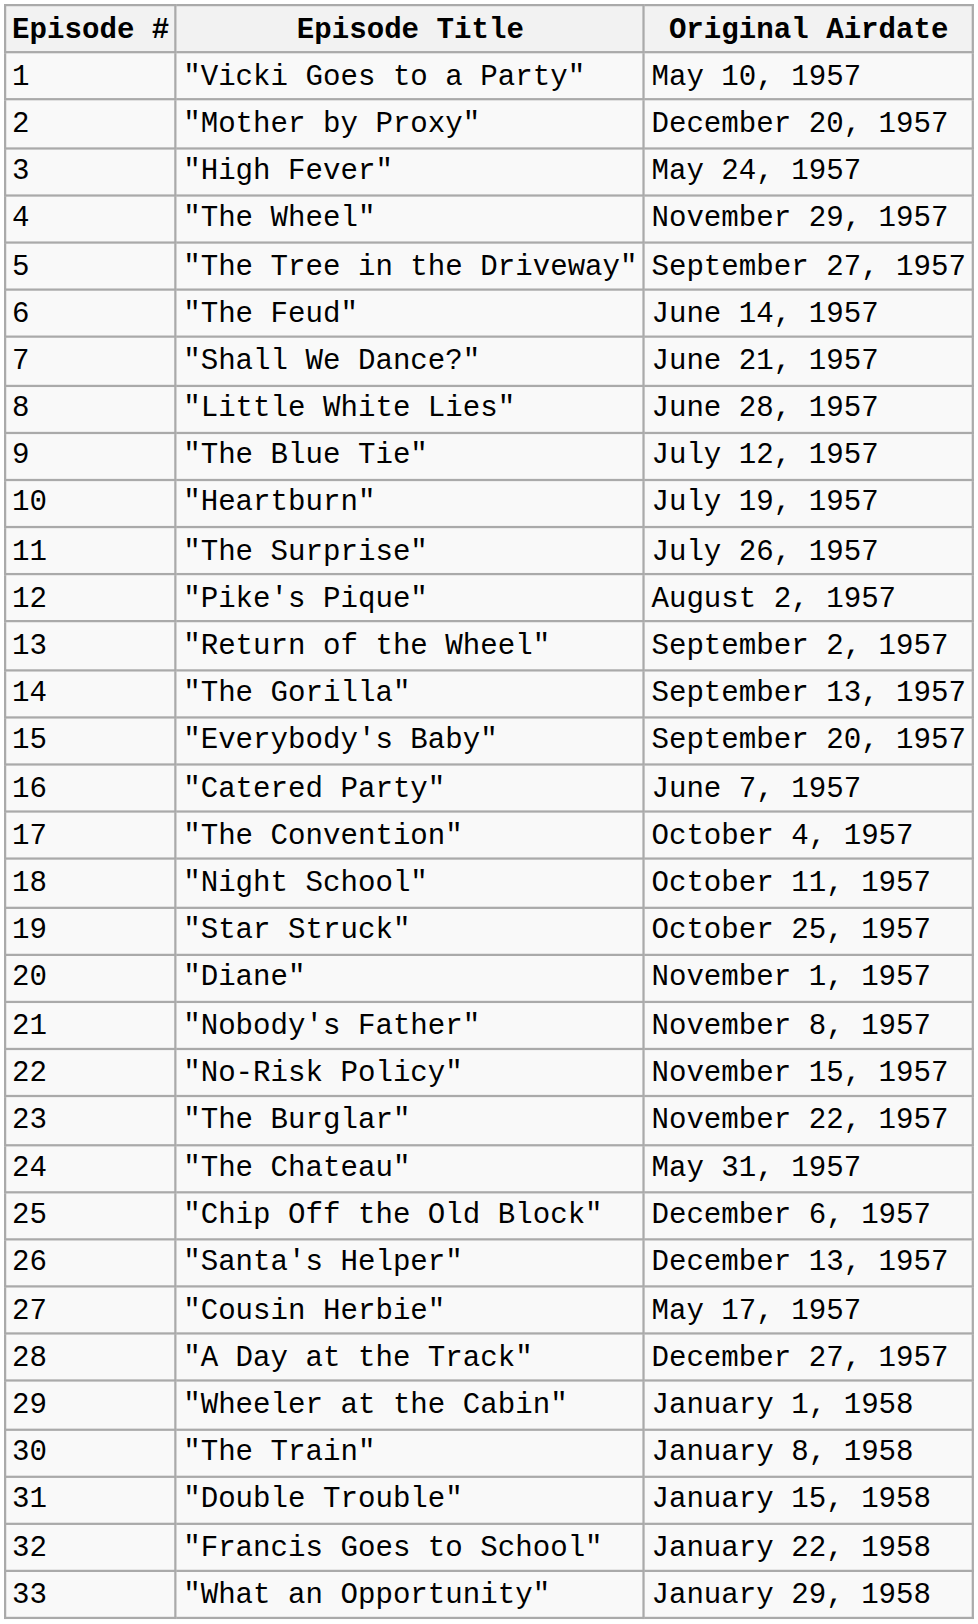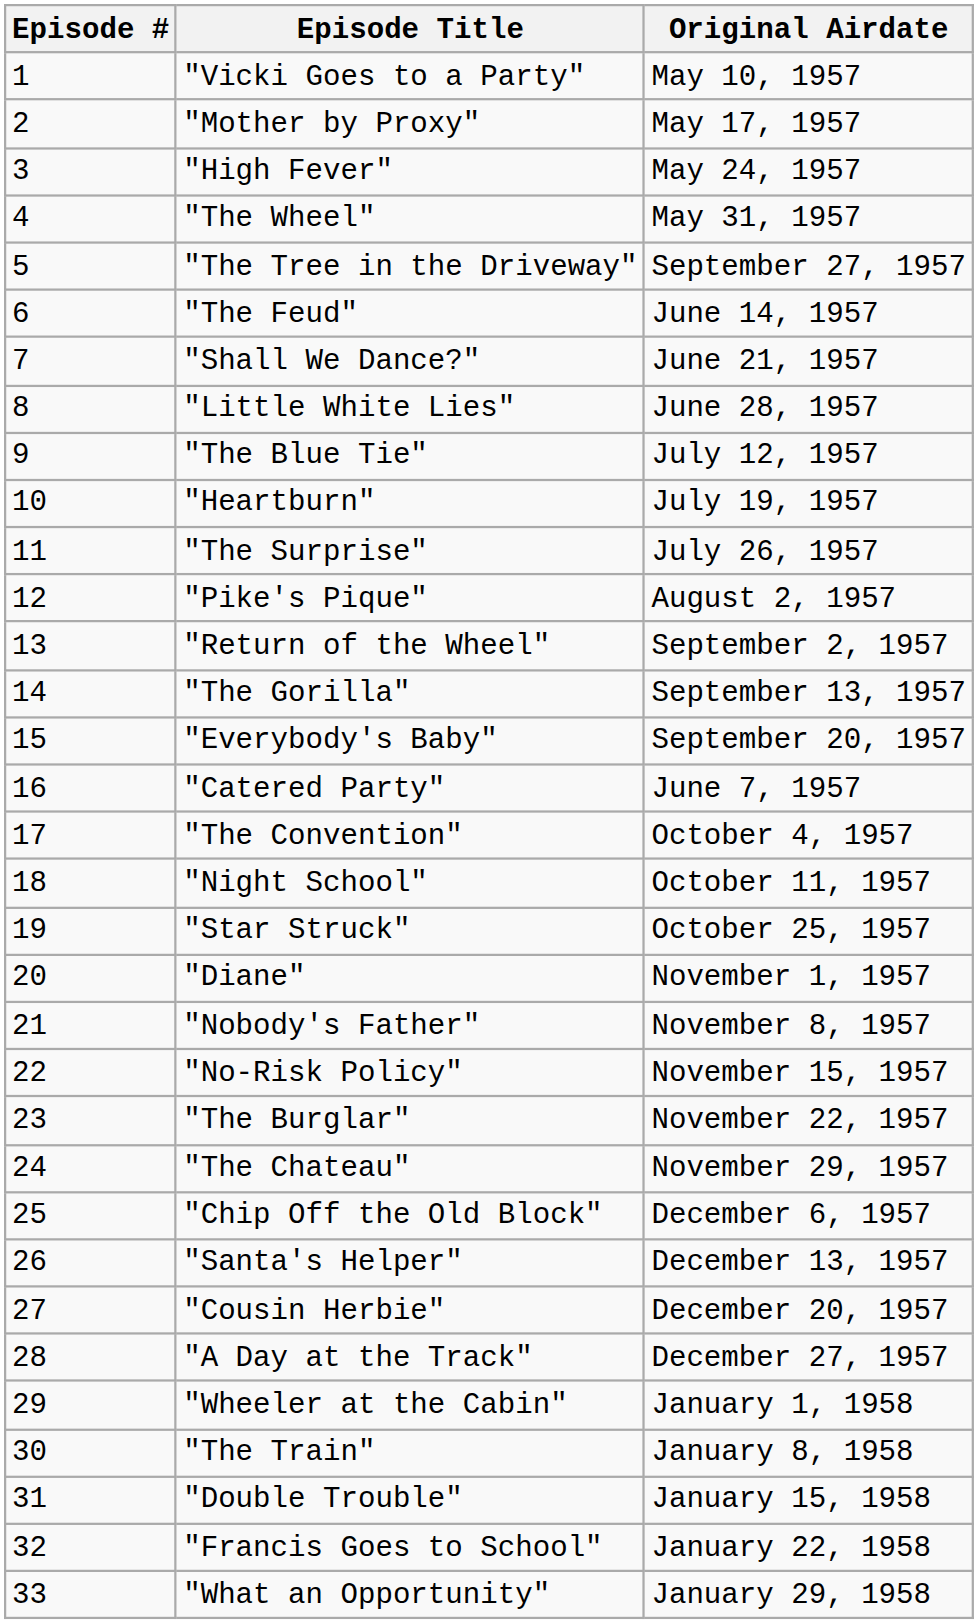(800, 124) December 20, 1957 -> (756, 124) May 17, 1957
(800, 219) November 29, 1957 -> (756, 219) May 31, 1957
(756, 1168) May 31, 1957 -> (800, 1168) November 29, 1957
(756, 1310) May 17, 1957 -> (800, 1310) December 20, 1957
